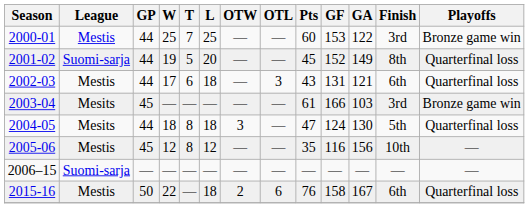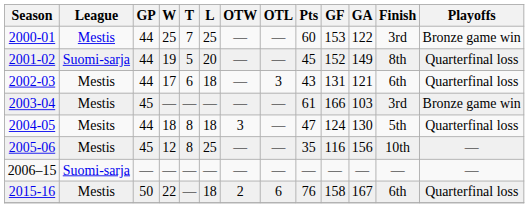(96, 103) Mesits -> (96, 103) Mestis
(210, 147) 12 -> (210, 147) 25
